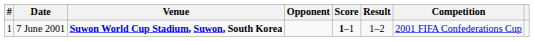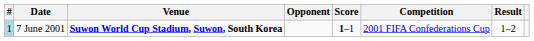columns swapped: (377, 12) <-> (459, 12)
(9, 28) no background -> (9, 28) lightblue background
